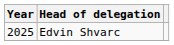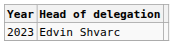(21, 32) 2025 -> (21, 32) 2023
